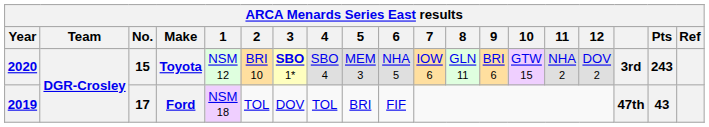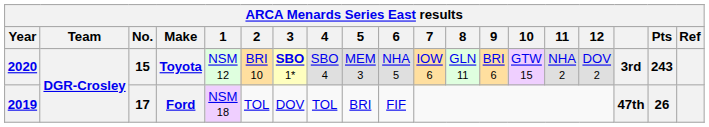(662, 104) 43 -> (662, 104) 26
